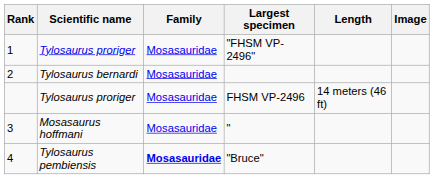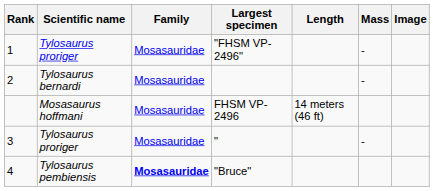+ column: (375, 19)
(87, 98) Tylosaurus proriger -> (70, 110) Mosasaurus hoffmani
(70, 128) Mosasaurus hoffmani -> (66, 141) Tylosaurus proriger
